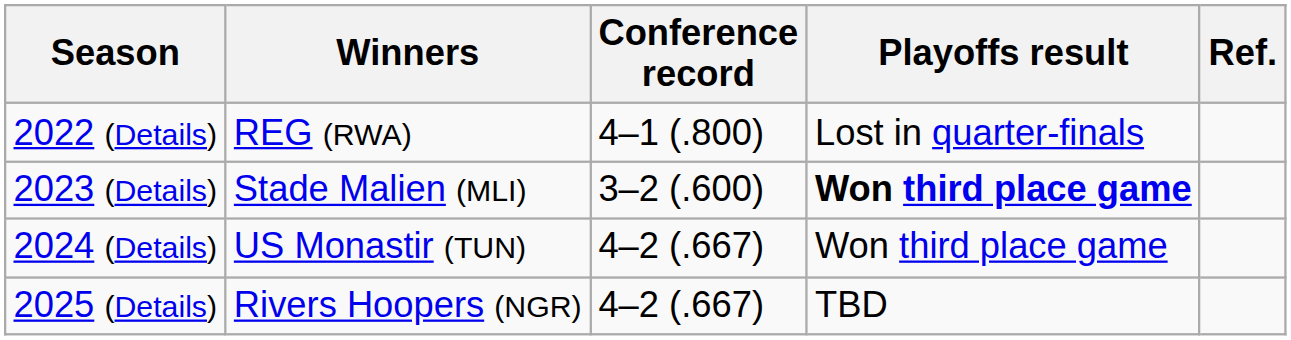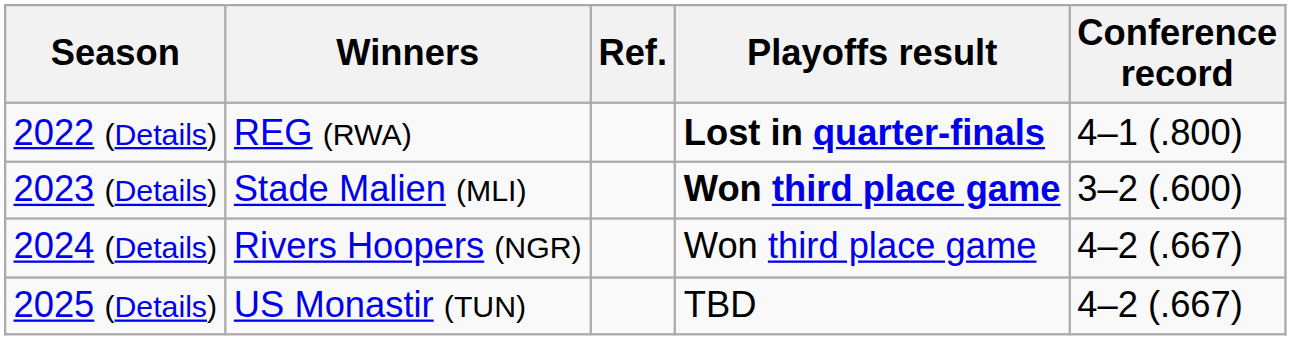columns swapped: (698, 53) <-> (1243, 53)
(980, 131) normal -> (864, 131) bold
(380, 246) US Monastir (TUN) -> (408, 246) Rivers Hoopers (NGR)
(408, 304) Rivers Hoopers (NGR) -> (380, 304) US Monastir (TUN)
